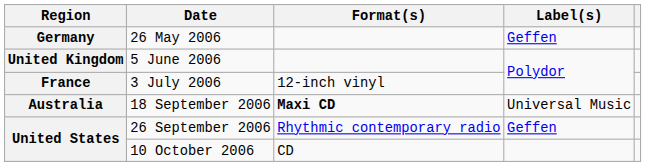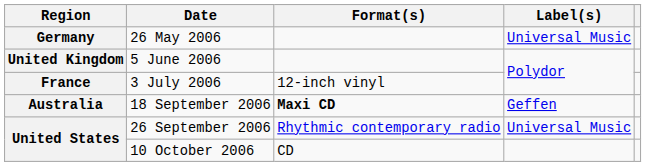(532, 38) Geffen -> (569, 38) Universal Music
(569, 106) Universal Music -> (532, 106) Geffen
(532, 128) Geffen -> (569, 128) Universal Music
